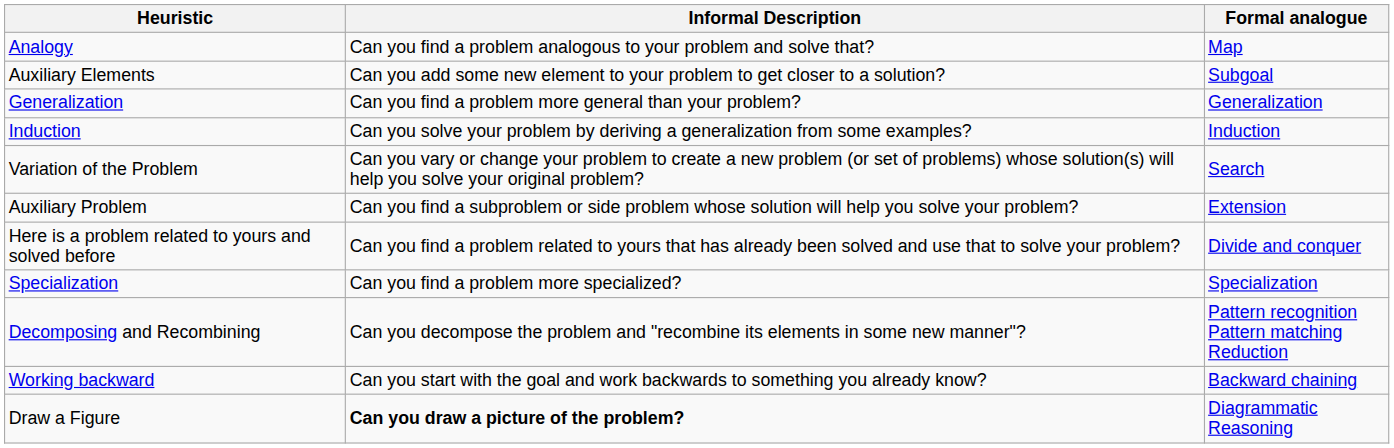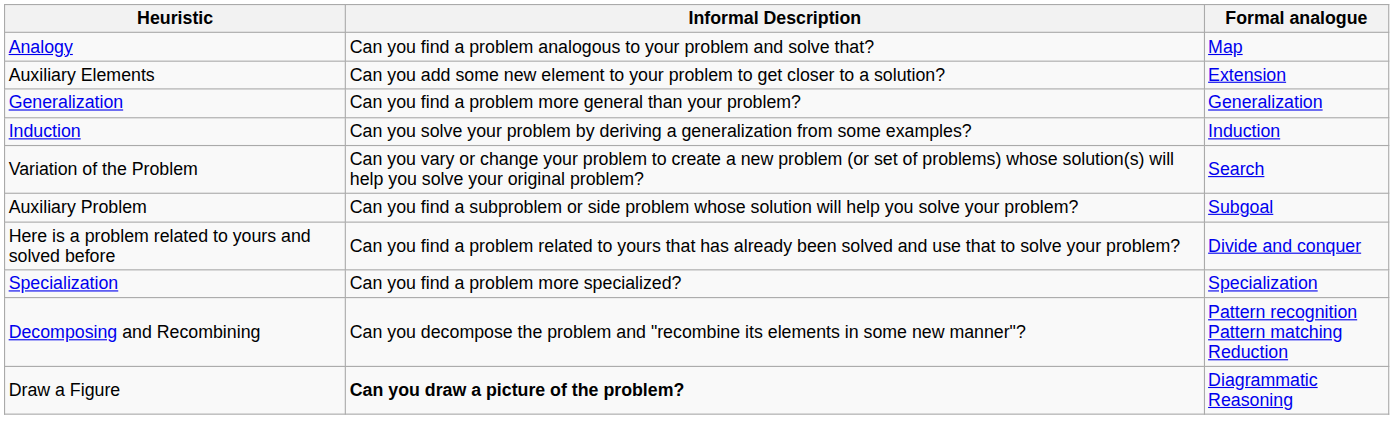(1241, 74) Subgoal -> (1247, 74) Extension
(1247, 207) Extension -> (1241, 207) Subgoal
- row: (82, 380)
